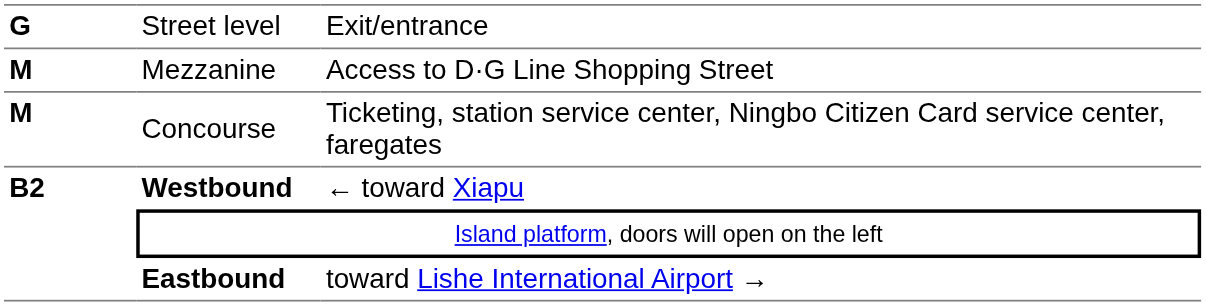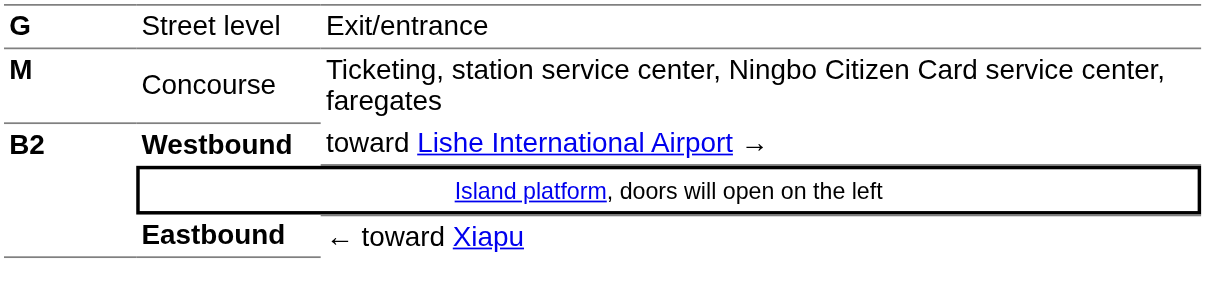- row: (209, 69)
(425, 188) ← toward Xiapu -> (547, 142) toward Lishe International Airport →
(547, 278) toward Lishe International Airport → -> (425, 236) ← toward Xiapu
